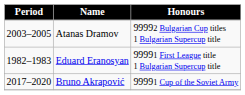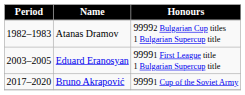(29, 33) 2003–2005 -> (29, 33) 1982–1983
(29, 60) 1982–1983 -> (29, 60) 2003–2005
